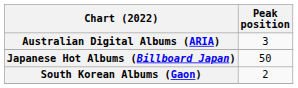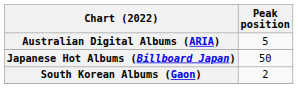(265, 41) 3 -> (265, 41) 5
